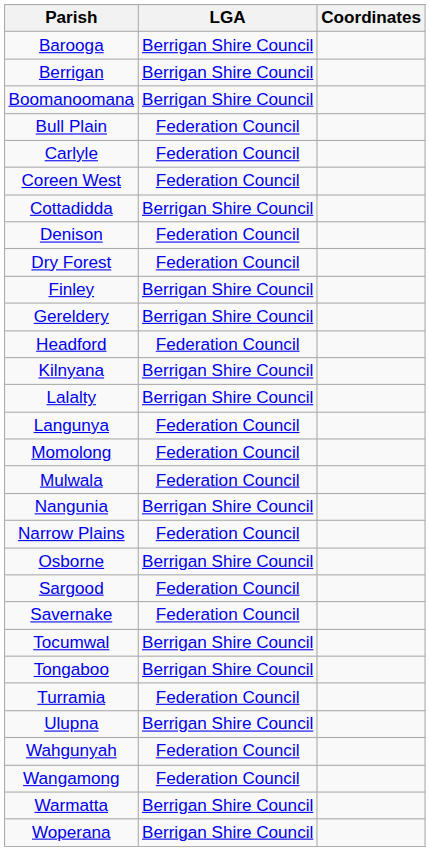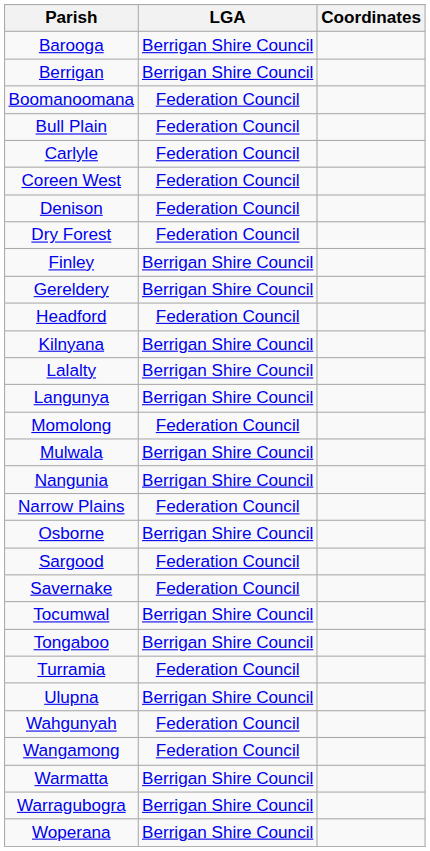(228, 99) Berrigan Shire Council -> (228, 99) Federation Council
- row: (71, 208)
(228, 425) Federation Council -> (228, 398) Berrigan Shire Council
(228, 479) Federation Council -> (228, 452) Berrigan Shire Council
+ row: (71, 805)
